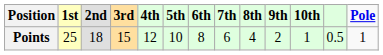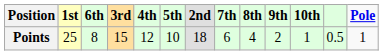columns swapped: (96, 15) <-> (201, 15)
